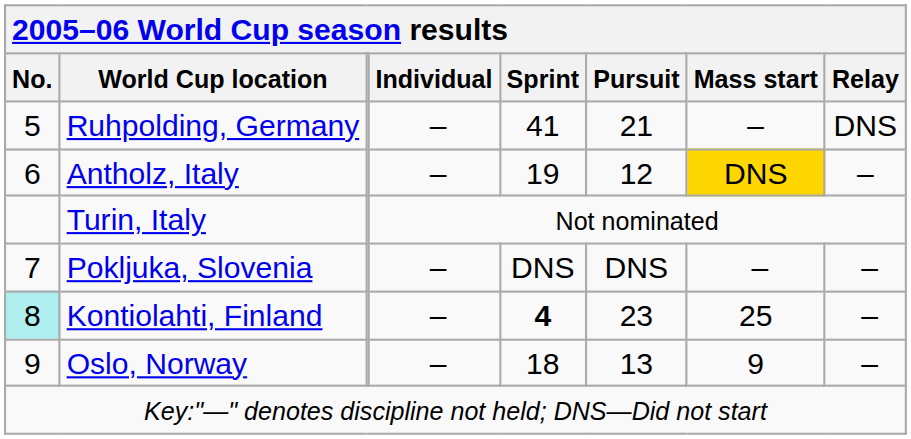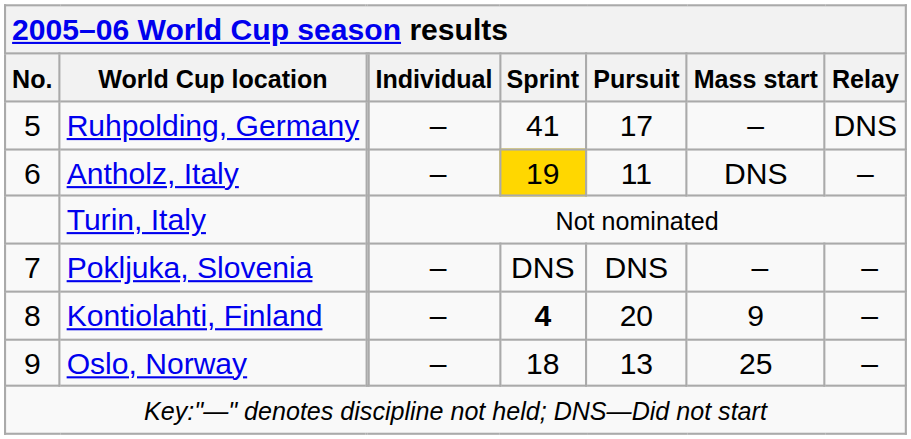(636, 125) 21 -> (636, 125) 17
(543, 173) no background -> (543, 173) gold background
(636, 173) 12 -> (636, 173) 11
(756, 173) gold background -> (756, 173) no background
(32, 315) paleturquoise background -> (32, 315) no background
(636, 315) 23 -> (636, 315) 20
(756, 315) 25 -> (756, 315) 9
(756, 363) 9 -> (756, 363) 25
